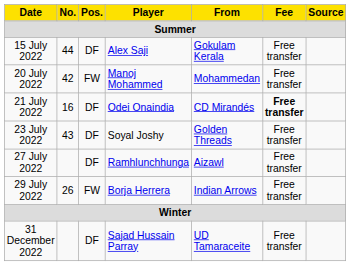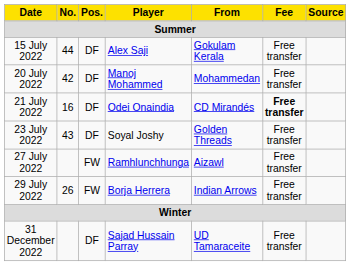(92, 79) FW -> (92, 79) DF
(92, 163) DF -> (92, 163) FW
